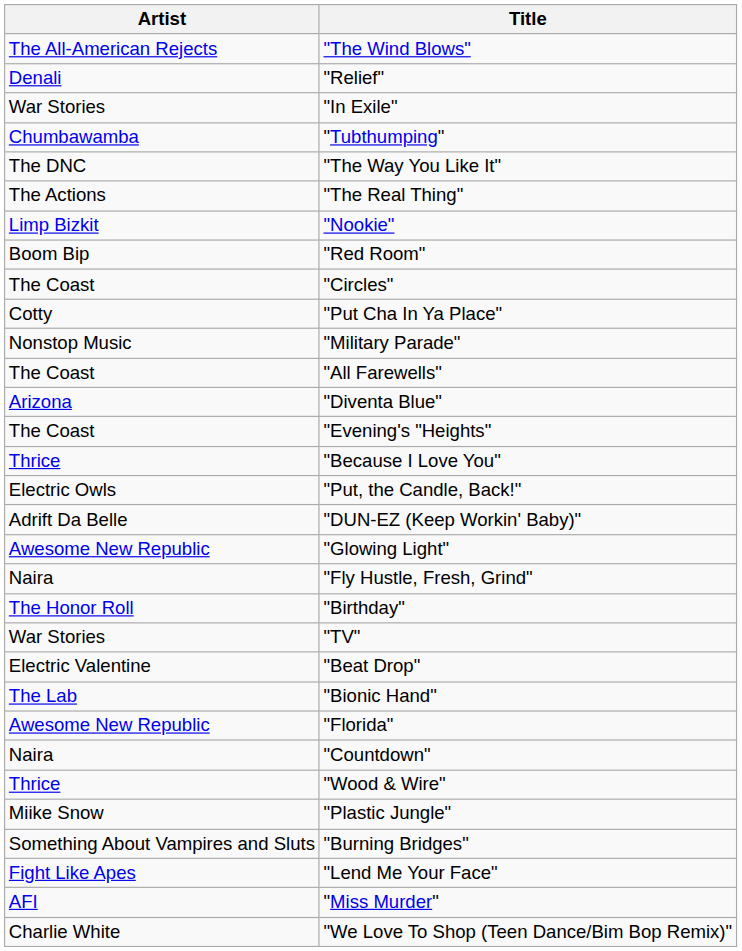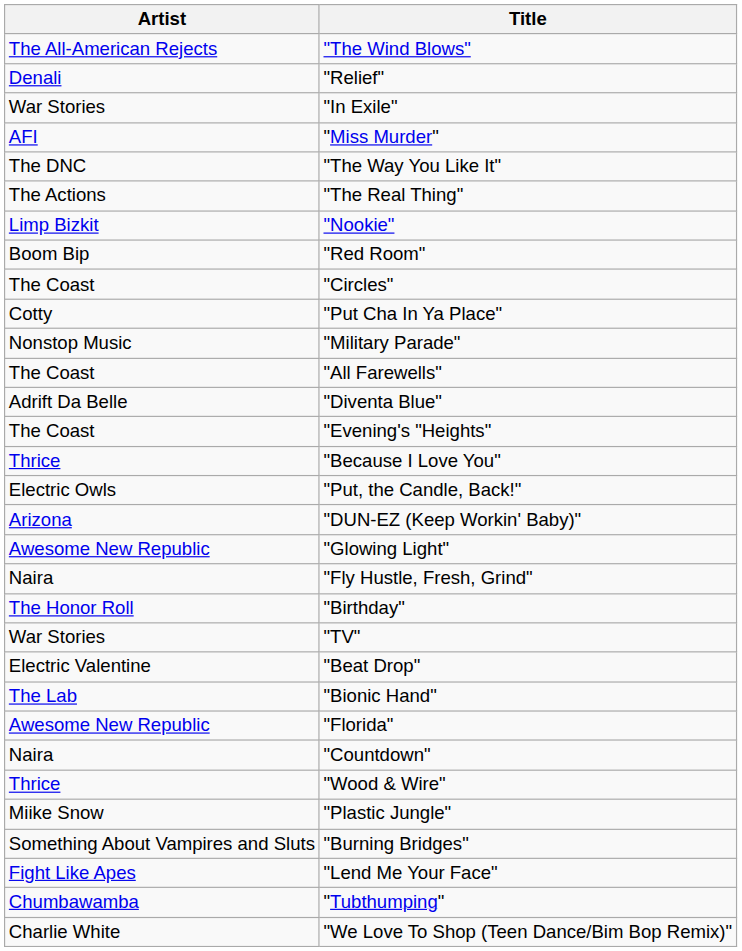rows swapped: (381, 902) <-> (384, 136)
(40, 401) Arizona -> (68, 401) Adrift Da Belle
(68, 519) Adrift Da Belle -> (40, 519) Arizona
